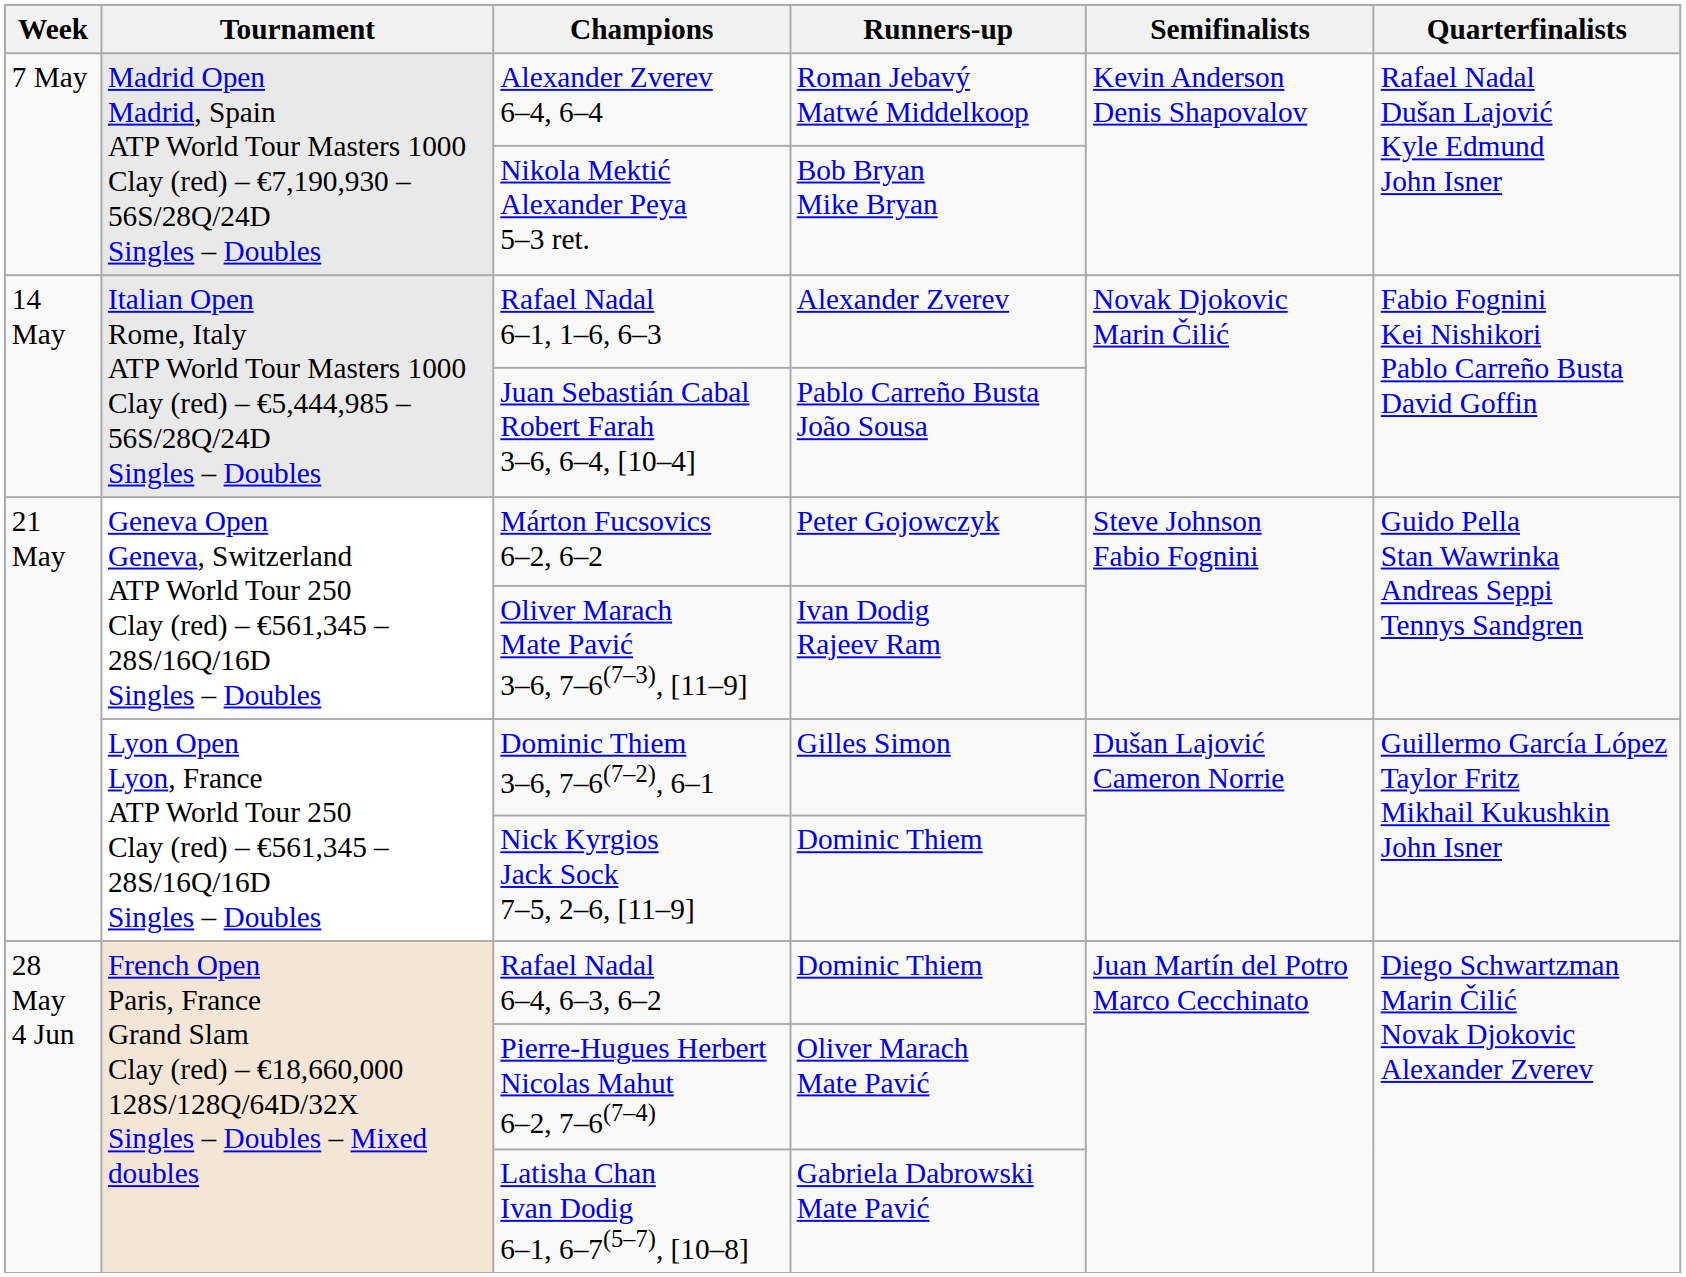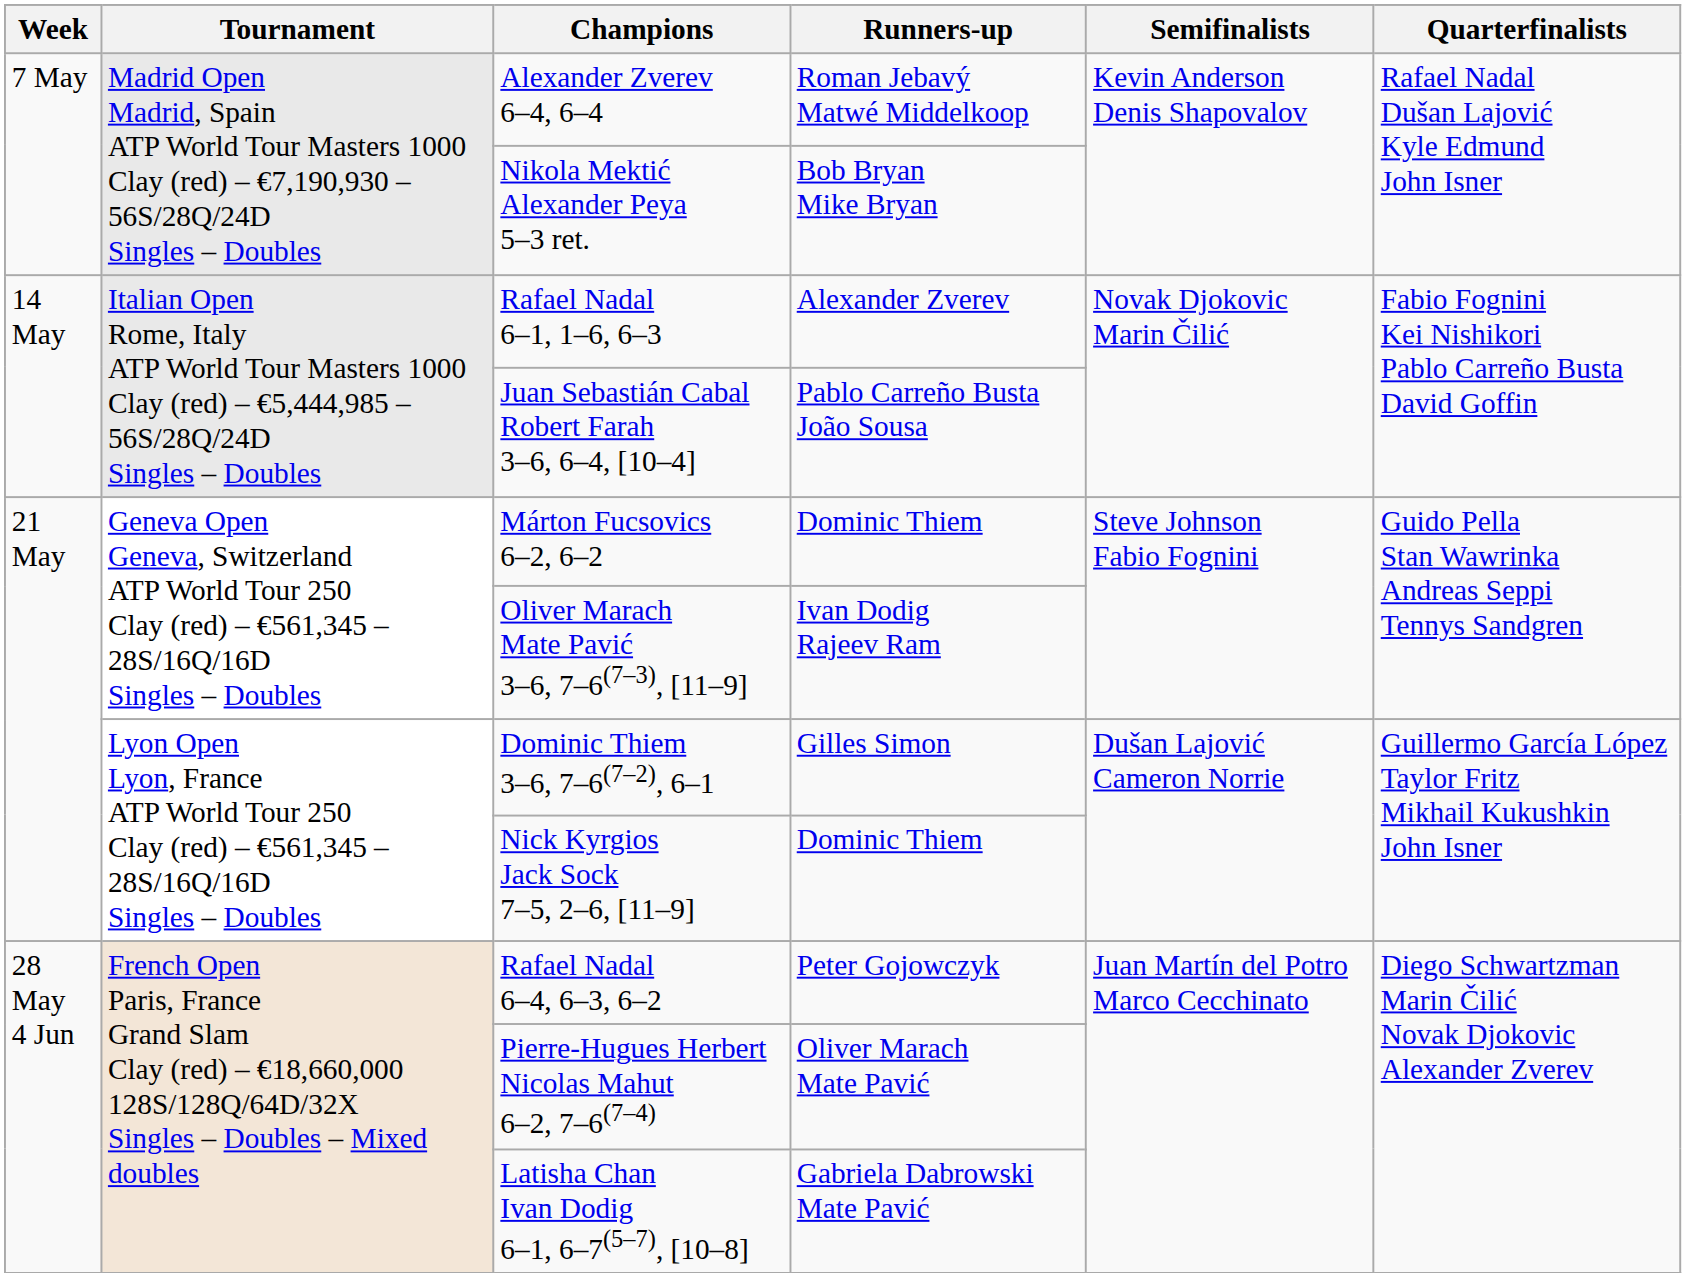(898, 521) Peter Gojowczyk -> (890, 521) Dominic Thiem
(890, 965) Dominic Thiem -> (898, 965) Peter Gojowczyk
